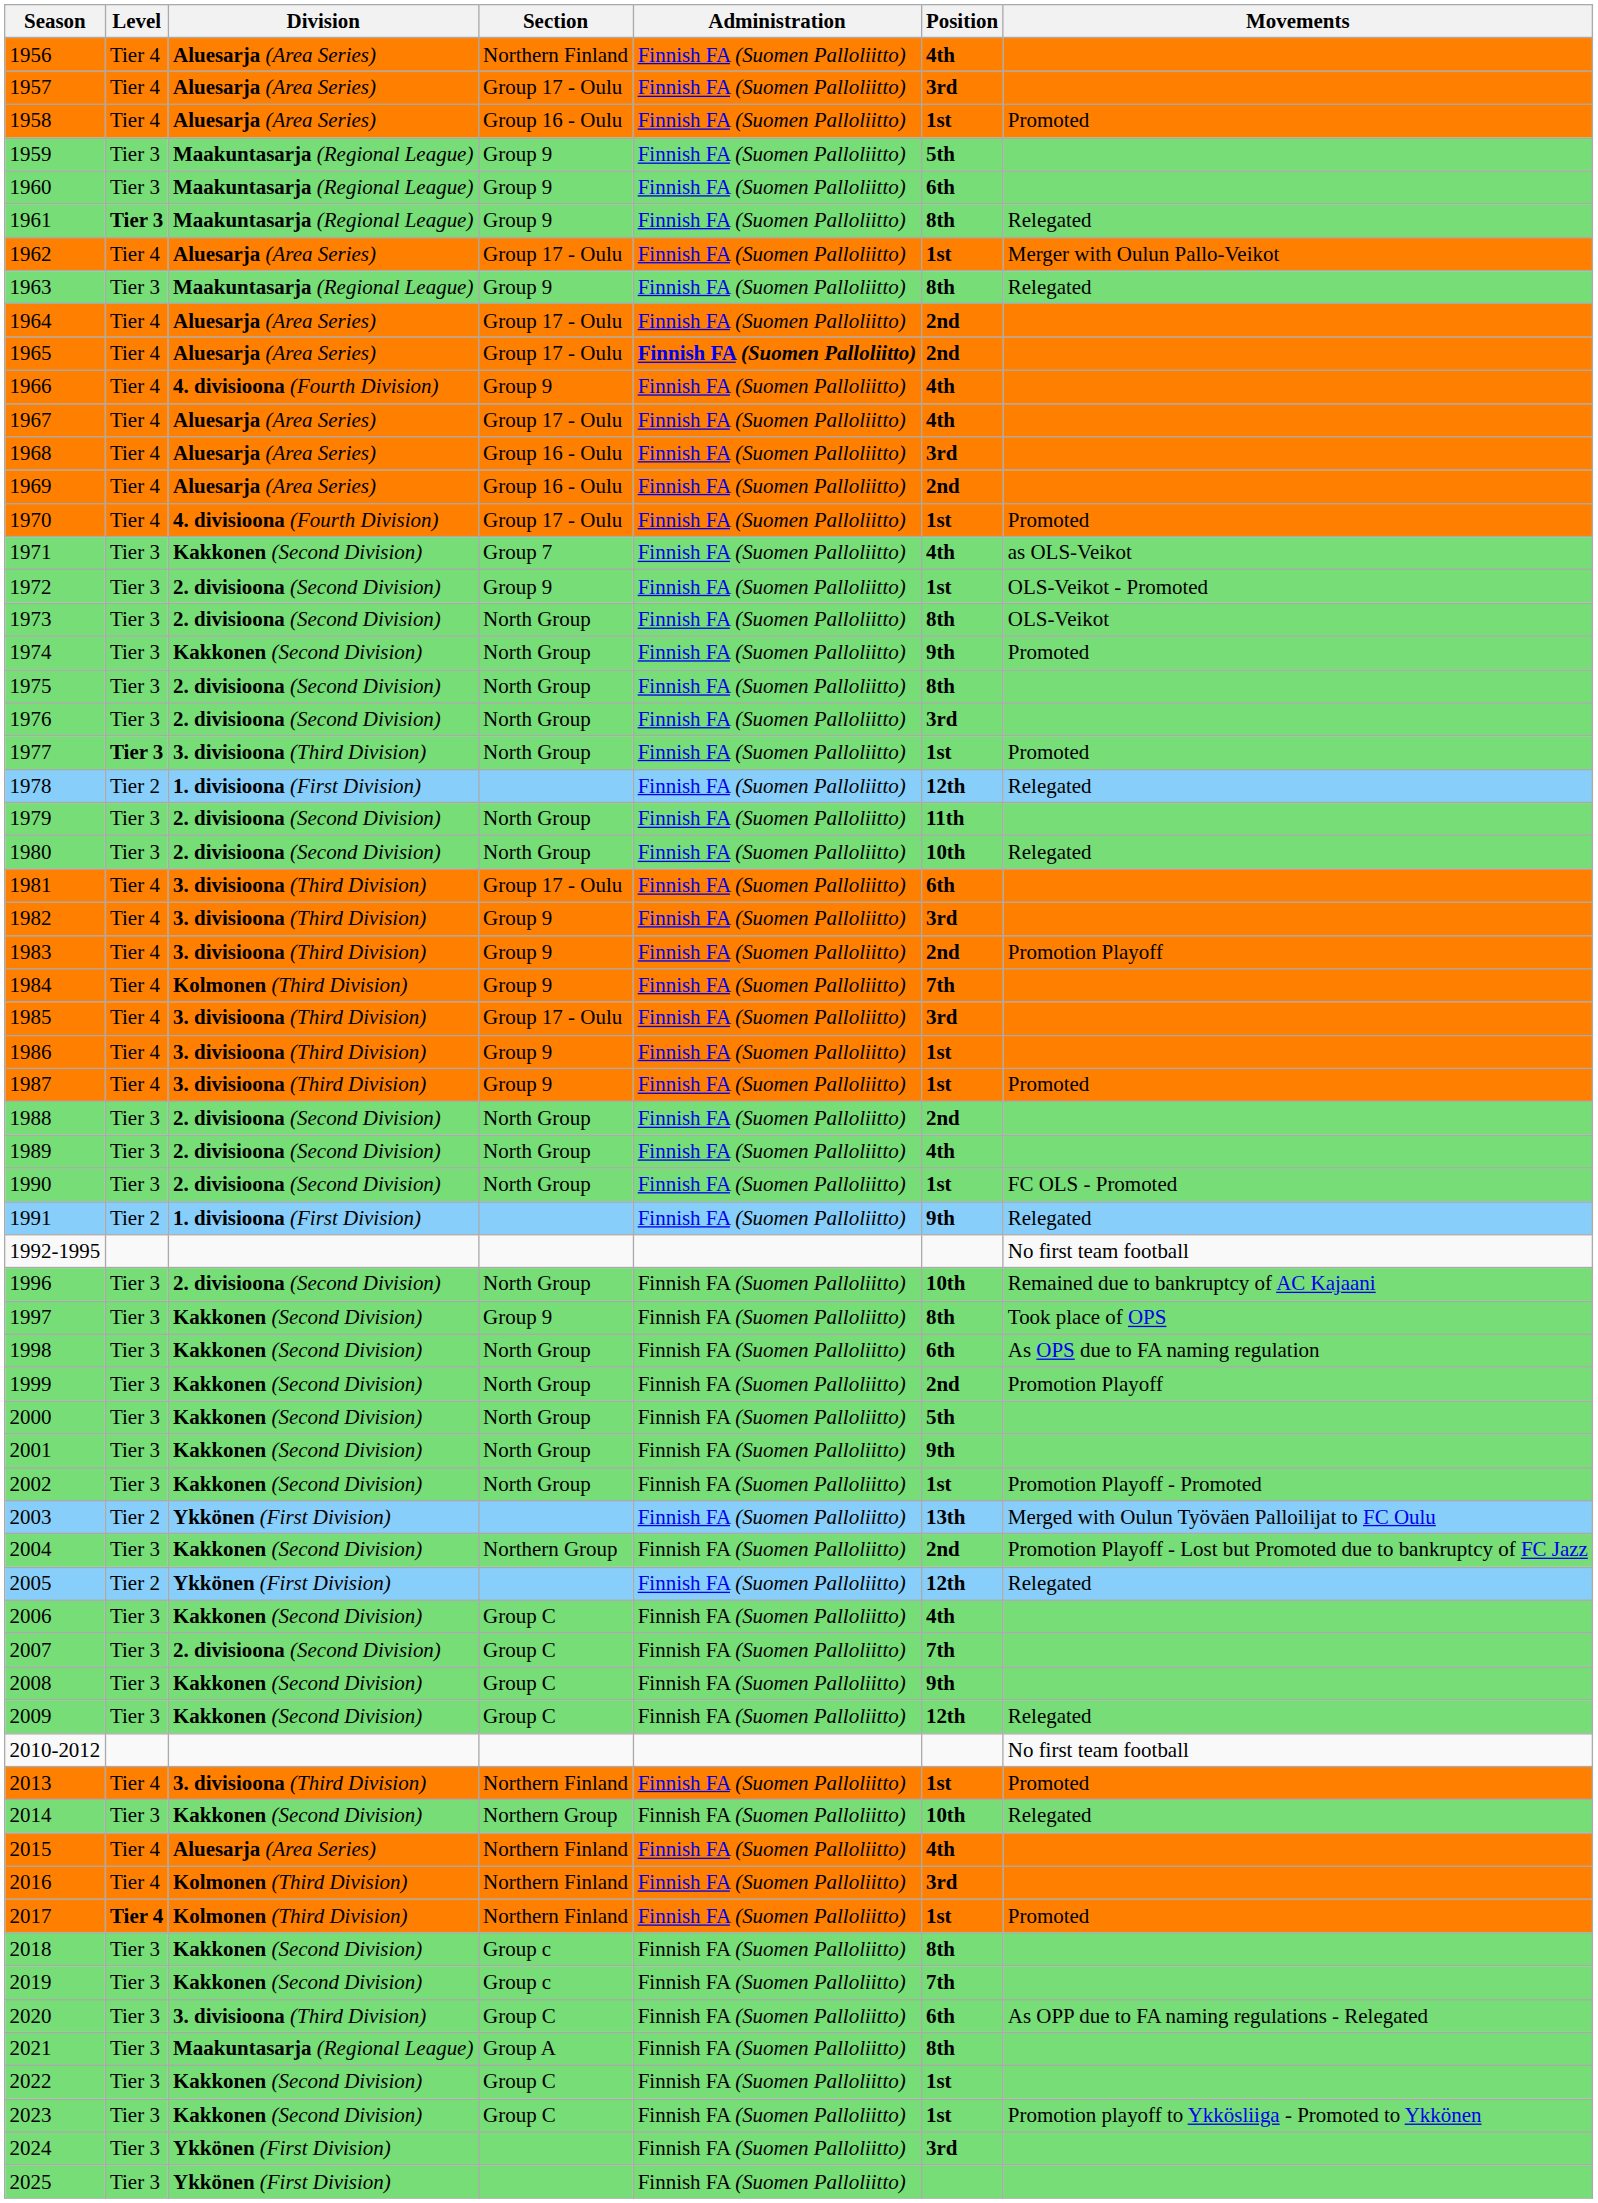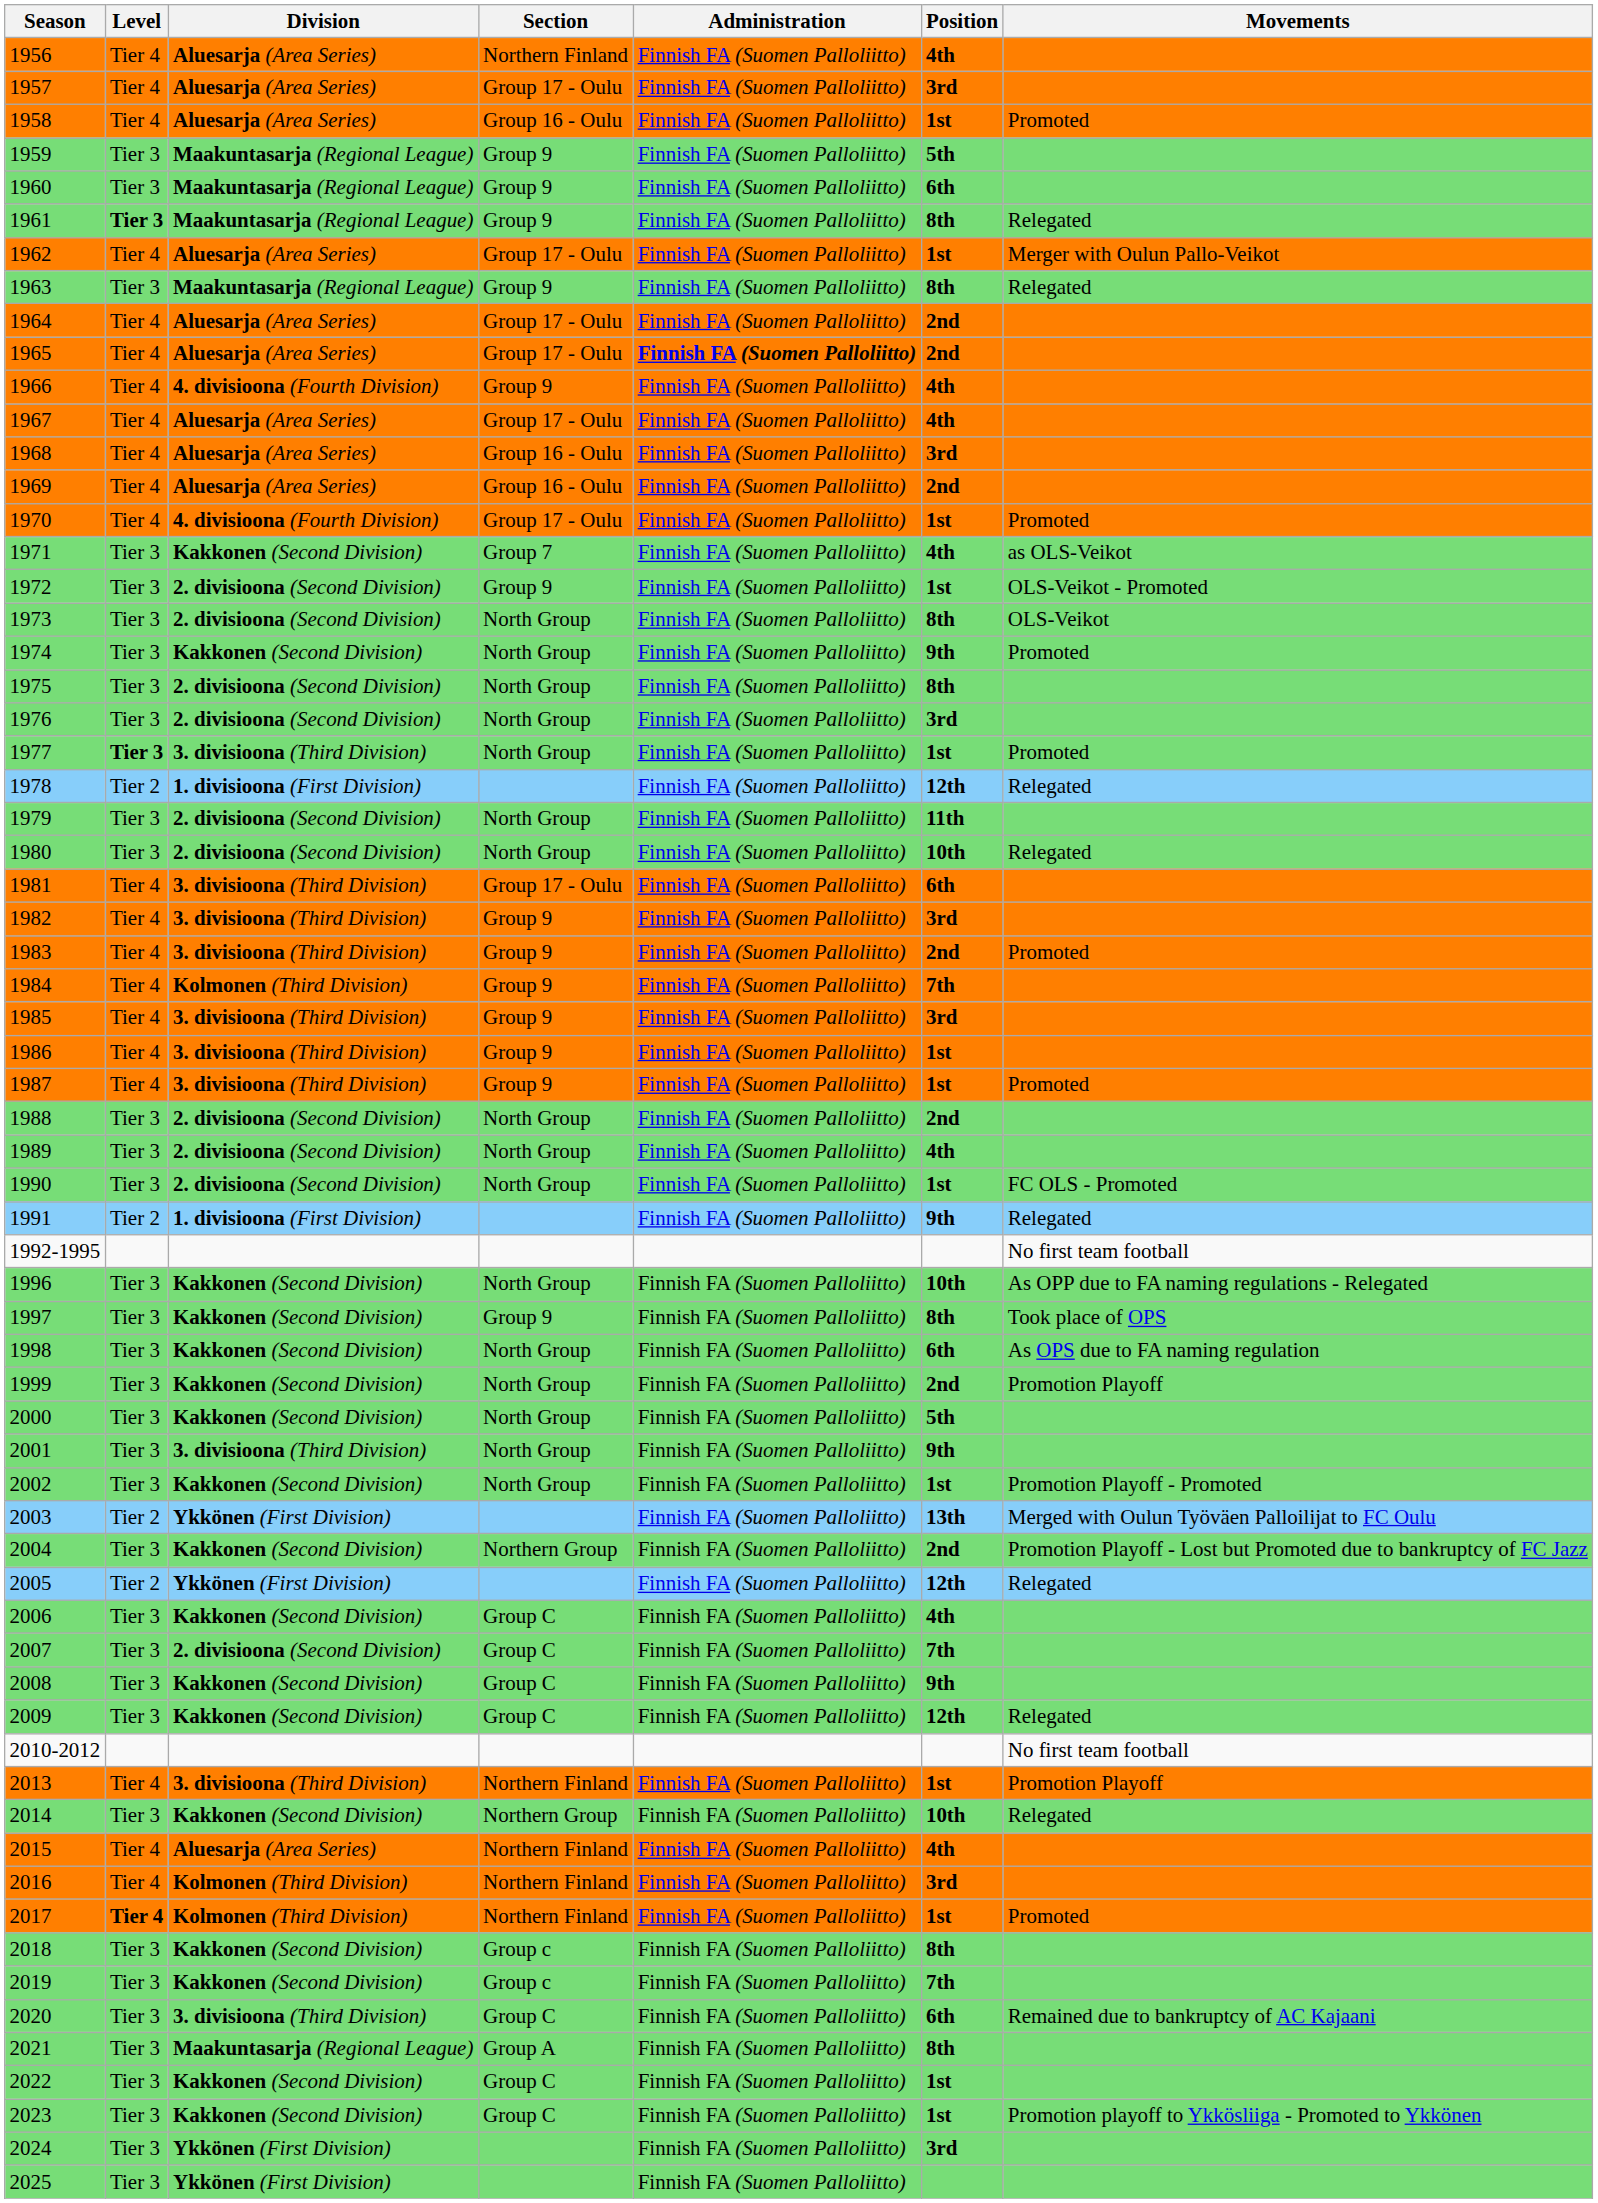(1085, 951) Promotion Playoff -> (1049, 951) Promoted
(553, 1018) Group 17 - Oulu -> (518, 1018) Group 9
(307, 1284) 2. divisioona (Second Division) -> (298, 1284) Kakkonen (Second Division)
(1192, 1284) Remained due to bankruptcy of AC Kajaani -> (1218, 1284) As OPP due to FA naming regulations - Relegated
(298, 1450) Kakkonen (Second Division) -> (300, 1450) 3. divisioona (Third Division)
(1049, 1782) Promoted -> (1085, 1782) Promotion Playoff
(1218, 2015) As OPP due to FA naming regulations - Relegated -> (1192, 2015) Remained due to bankruptcy of AC Kajaani
